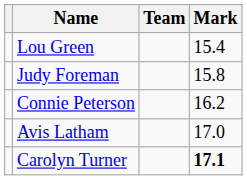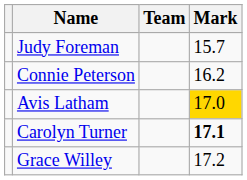- row: (56, 47)
(209, 75) 15.8 -> (209, 47) 15.7
(209, 132) no background -> (209, 103) gold background
+ row: (64, 160)
